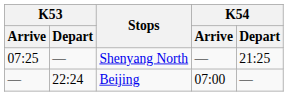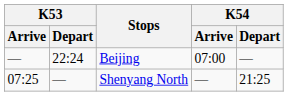rows swapped: (119, 79) <-> (144, 58)
